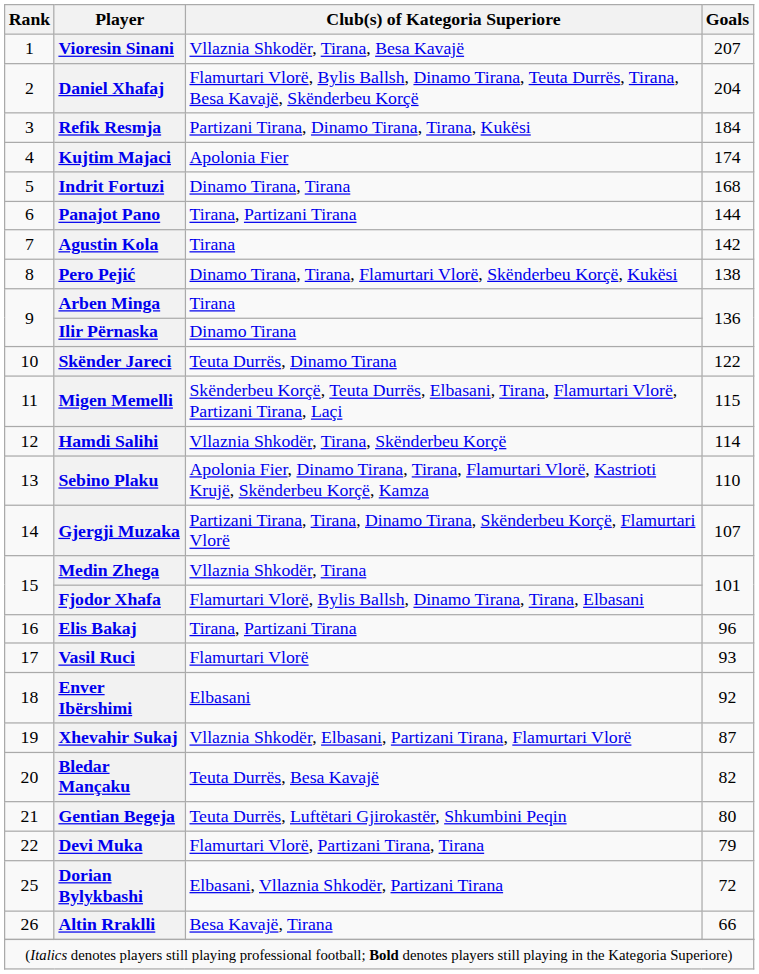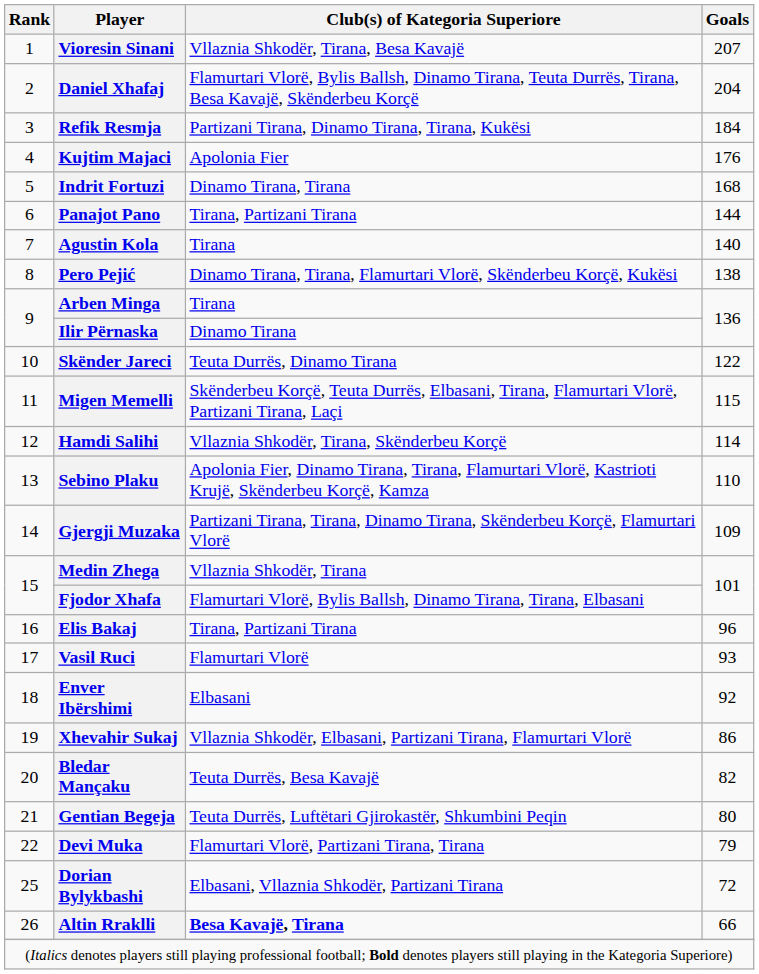(727, 157) 174 -> (727, 157) 176
(727, 244) 142 -> (727, 244) 140
(727, 530) 107 -> (727, 530) 109
(727, 737) 87 -> (727, 737) 86
(261, 925) normal -> (267, 925) bold
